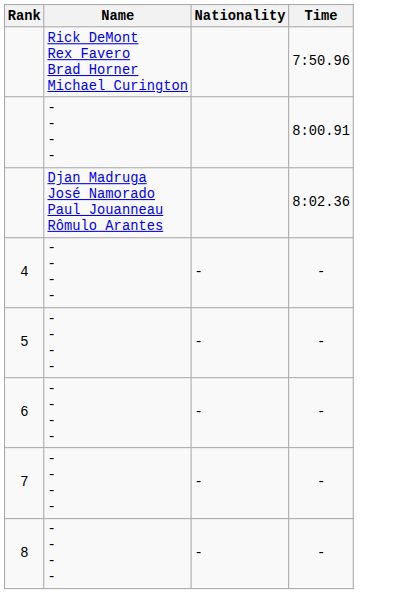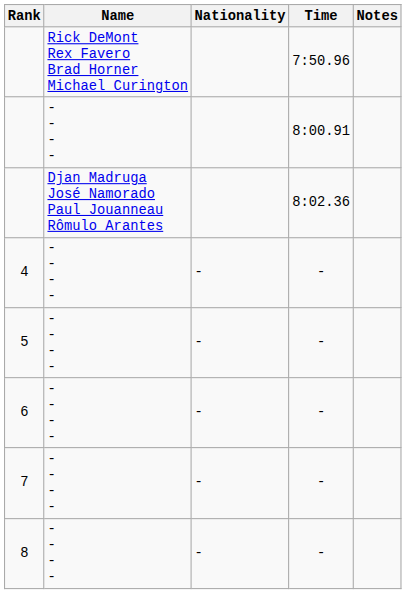+ column: (377, 16)
